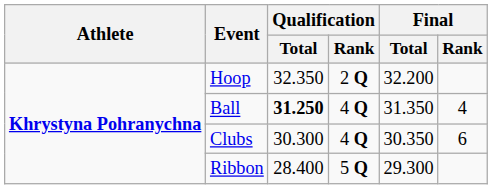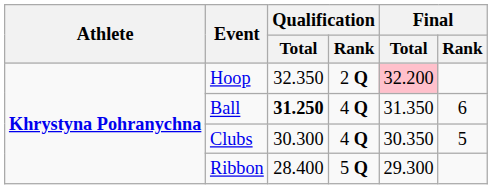(409, 78) no background -> (409, 78) pink background
(462, 108) 4 -> (462, 108) 6
(462, 138) 6 -> (462, 138) 5
